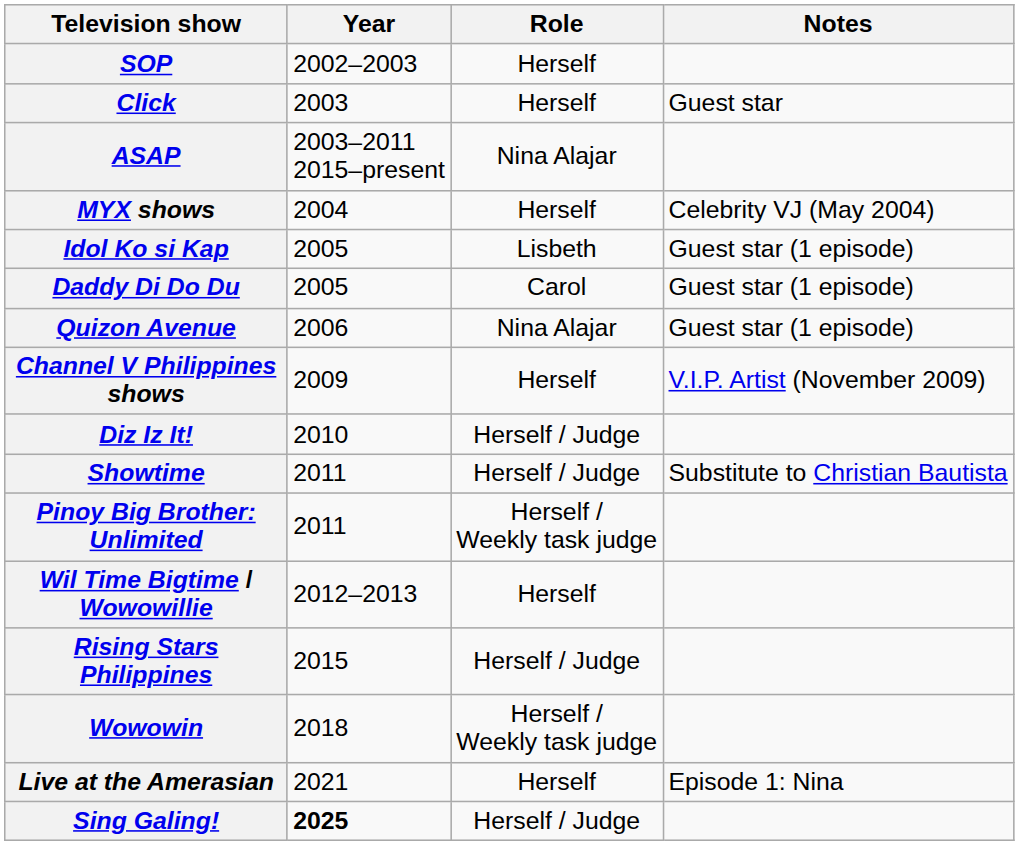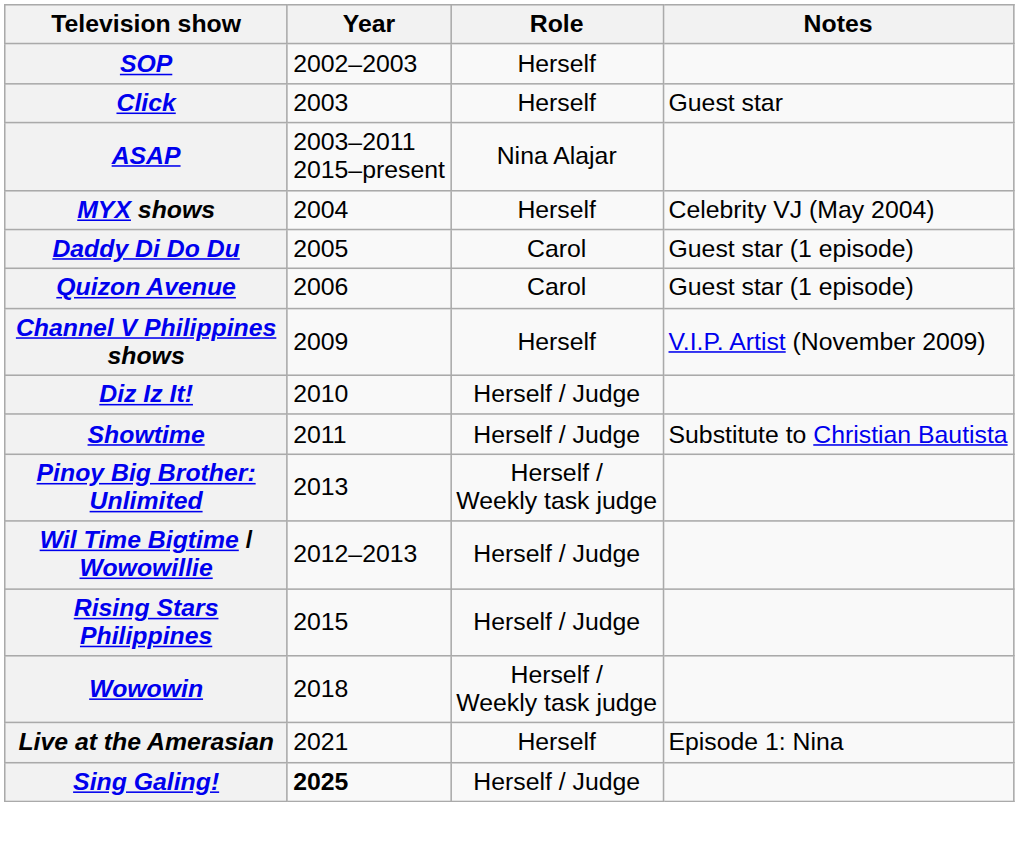- row: (146, 248)
(557, 327) Nina Alajar -> (557, 288) Carol
(320, 526) 2011 -> (321, 487) 2013
(557, 593) Herself -> (557, 554) Herself / Judge
